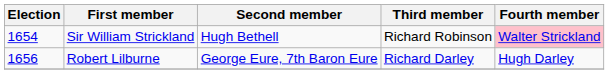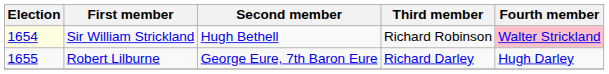(23, 36) no background -> (23, 36) lightyellow background
(23, 58) 1656 -> (23, 58) 1655
